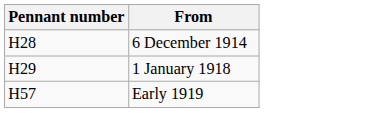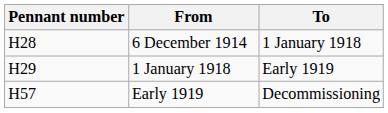+ column: (321, 17)
